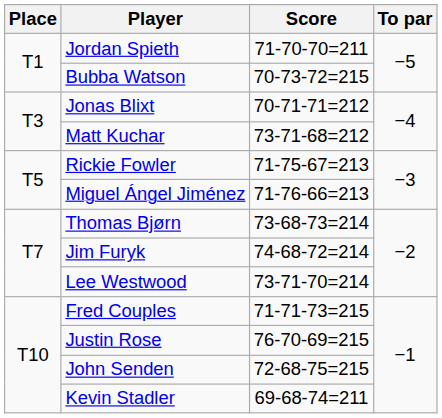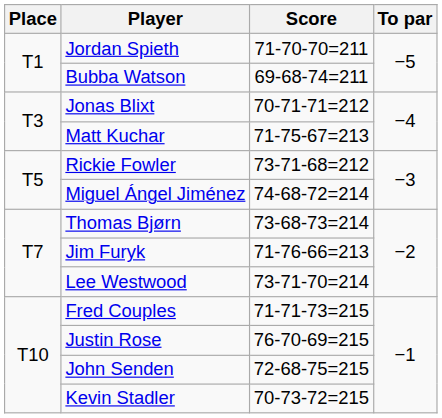(311, 77) 70-73-72=215 -> (311, 77) 69-68-74=211
(311, 135) 73-71-68=212 -> (311, 135) 71-75-67=213
(311, 164) 71-75-67=213 -> (311, 164) 73-71-68=212
(311, 194) 71-76-66=213 -> (311, 194) 74-68-72=214
(311, 252) 74-68-72=214 -> (311, 252) 71-76-66=213
(311, 398) 69-68-74=211 -> (311, 398) 70-73-72=215
